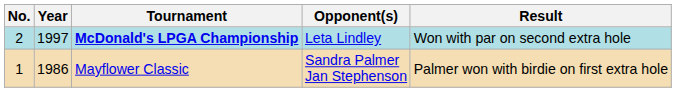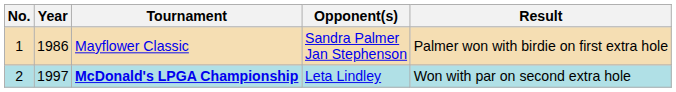rows swapped: (132, 69) <-> (187, 38)
